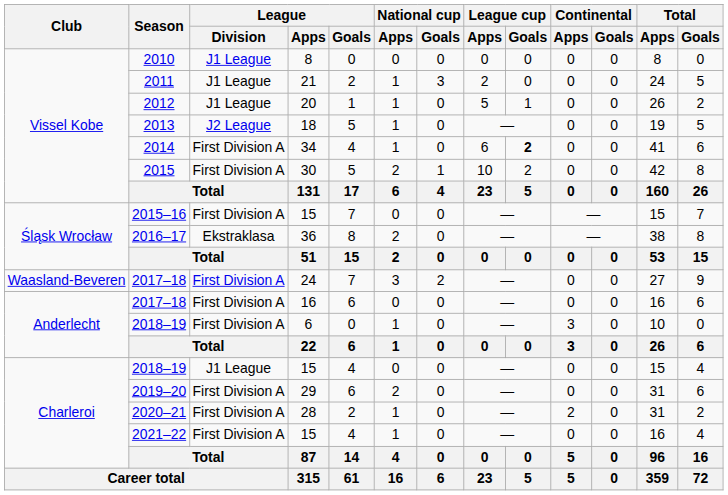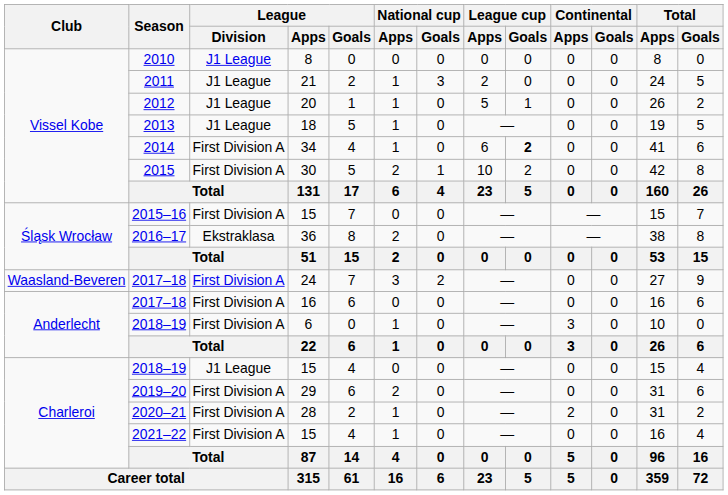(239, 125) J2 League -> (239, 125) J1 League
